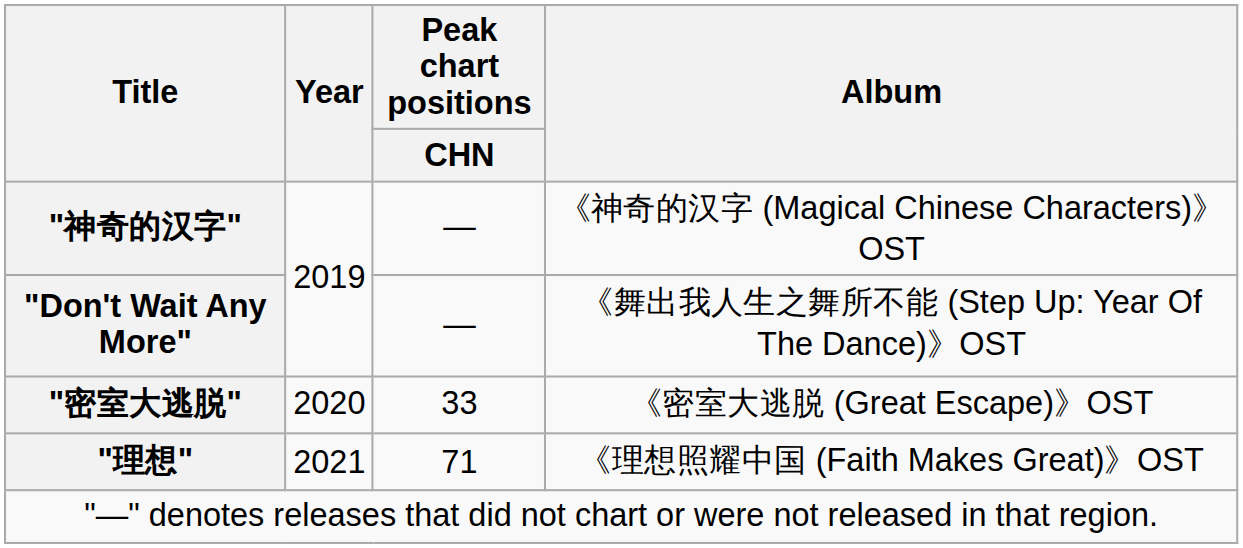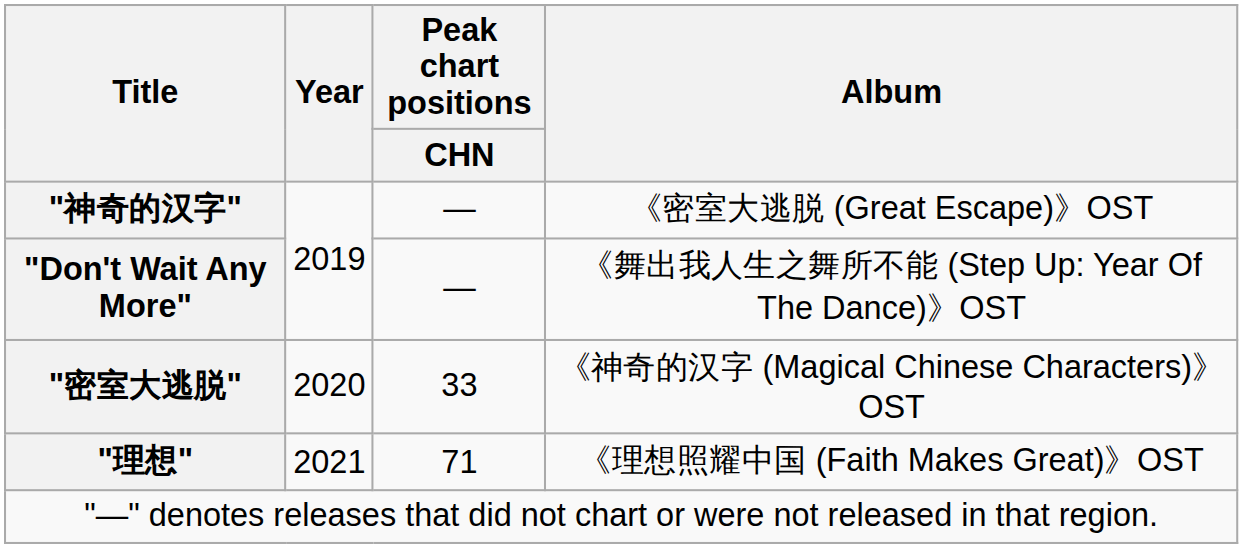(892, 228) 《神奇的汉字 (Magical Chinese Characters)》OST -> (892, 208) 《密室大逃脱 (Great Escape)》OST
(892, 402) 《密室大逃脱 (Great Escape)》OST -> (892, 386) 《神奇的汉字 (Magical Chinese Characters)》OST
